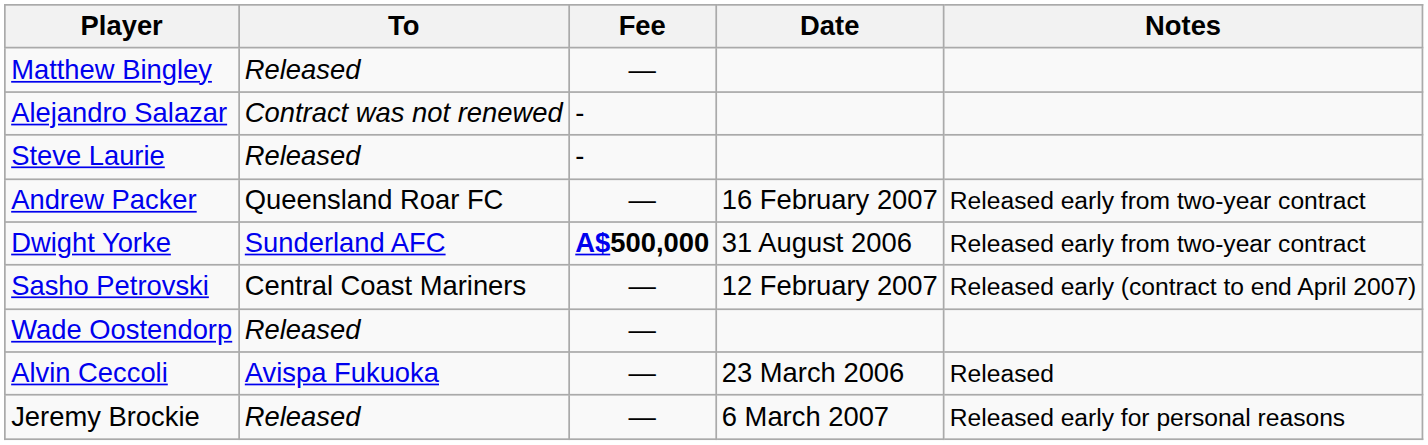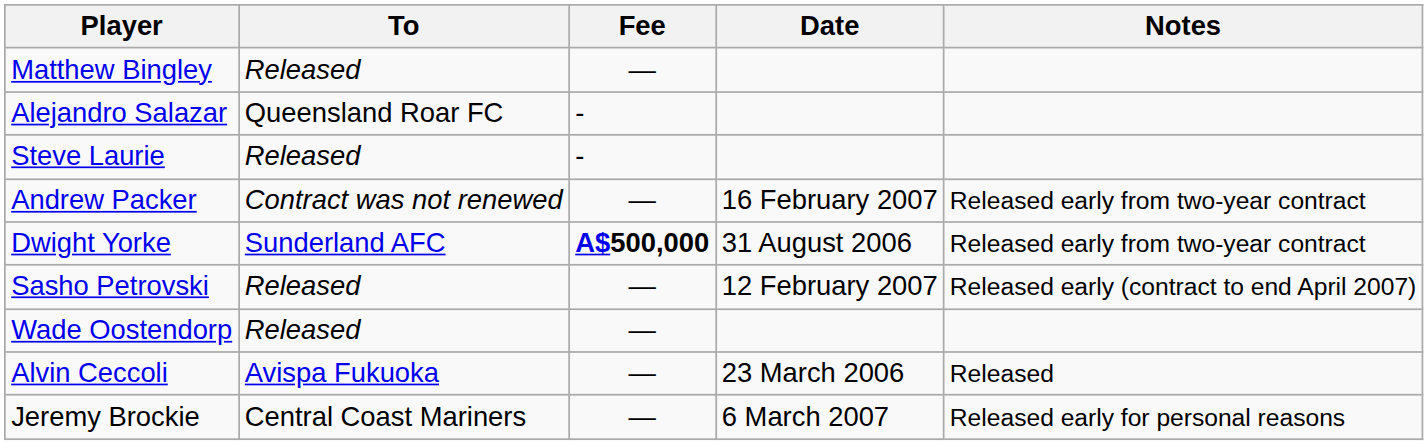(404, 112) Contract was not renewed -> (374, 112) Queensland Roar FC
(374, 199) Queensland Roar FC -> (404, 199) Contract was not renewed
(385, 286) Central Coast Mariners -> (303, 286) Released
(303, 416) Released -> (385, 416) Central Coast Mariners
